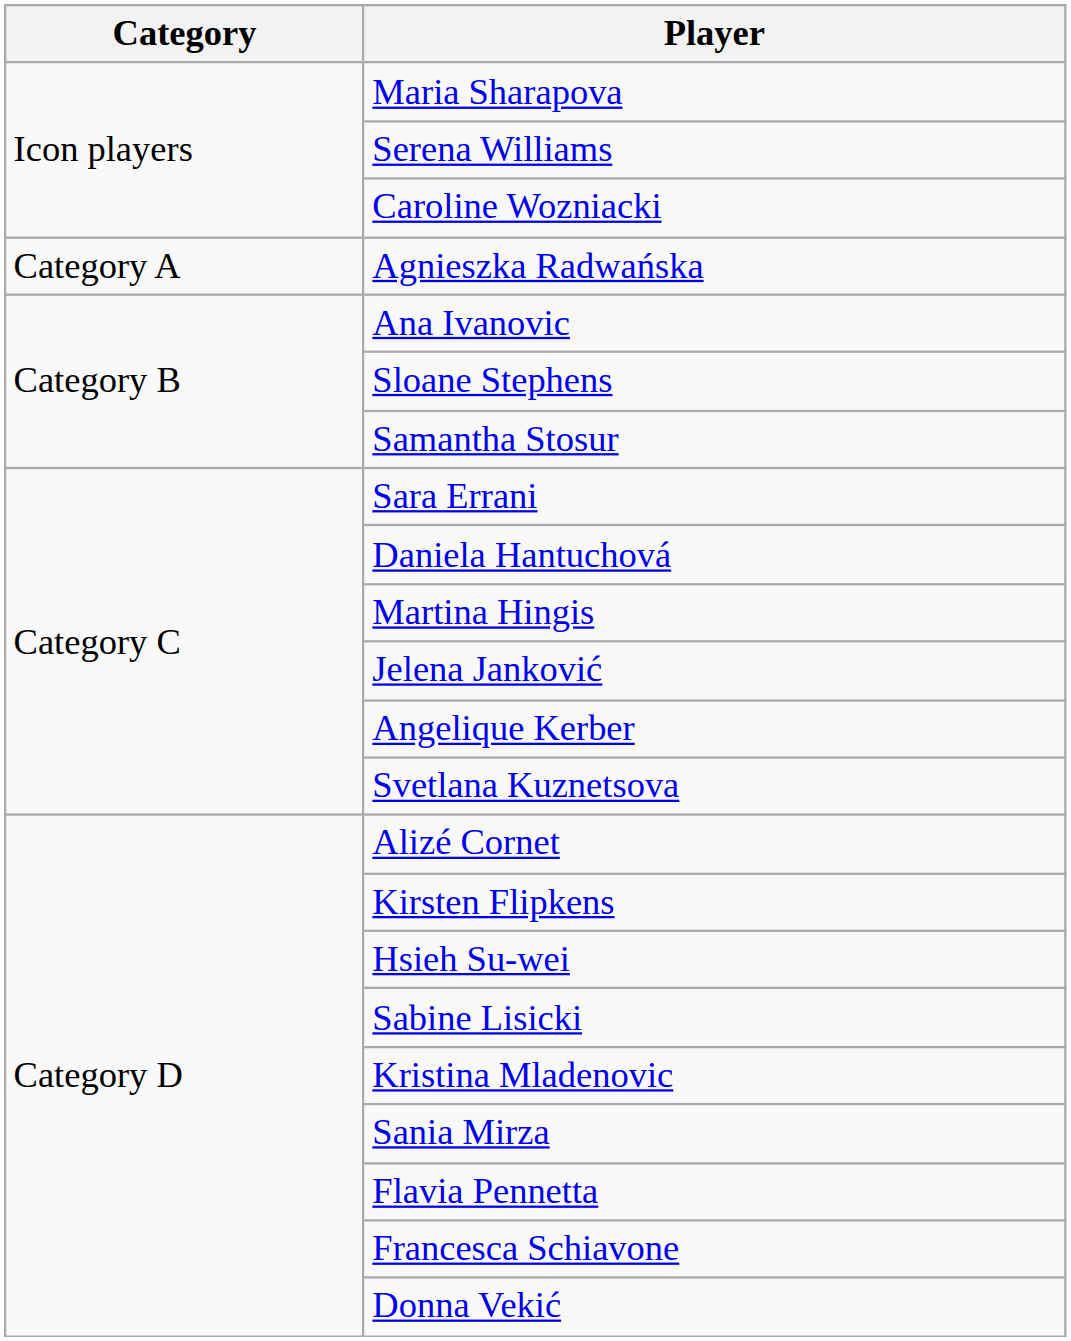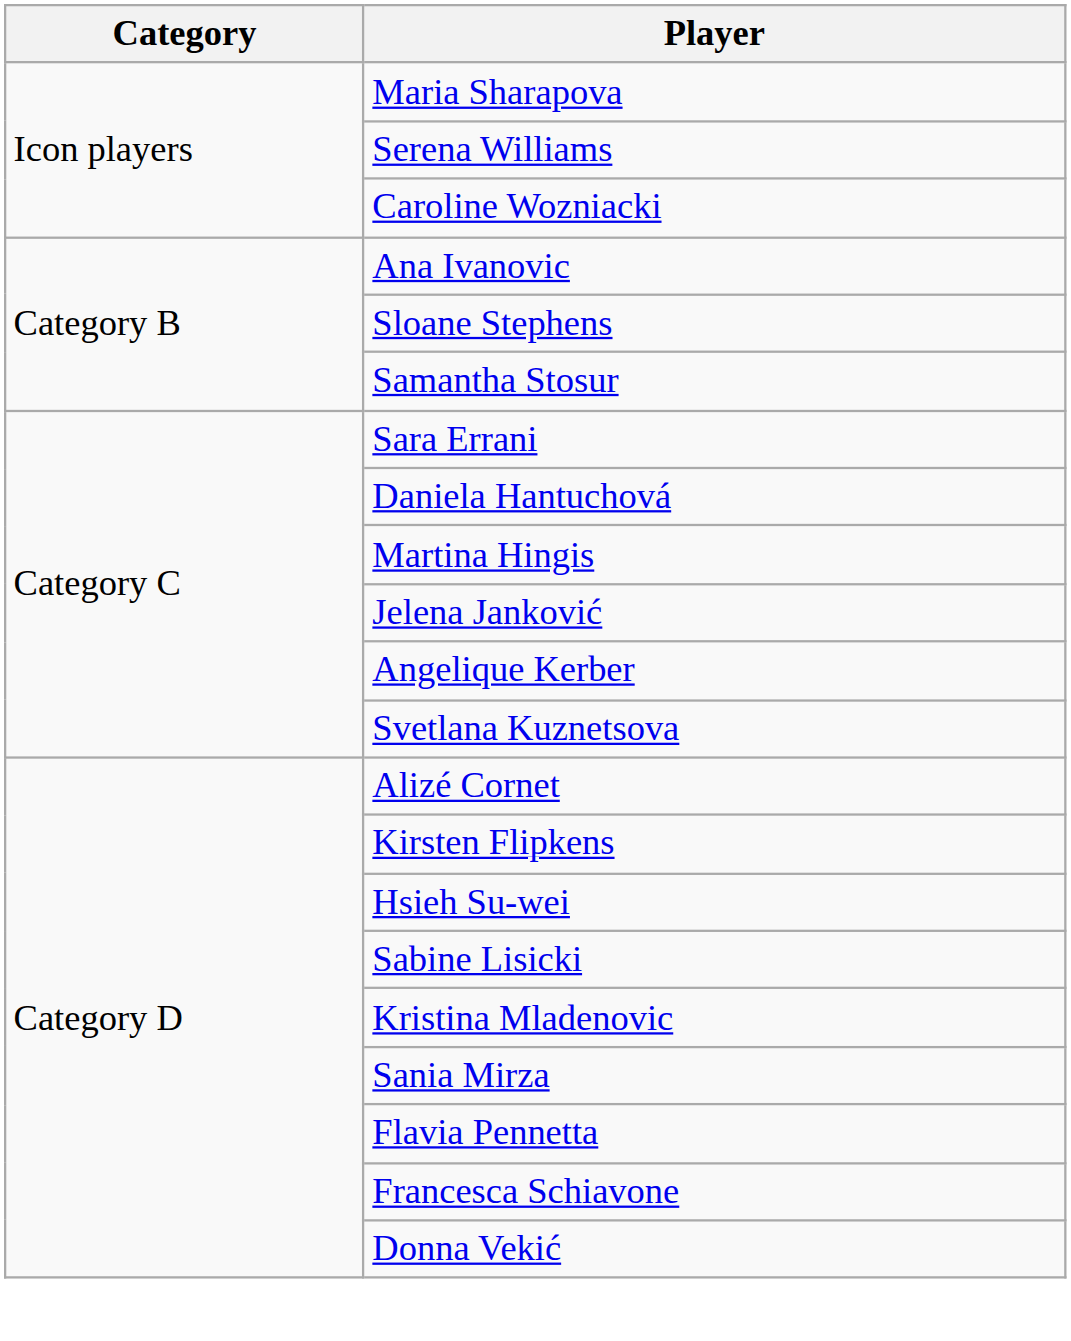- row: (538, 264)
